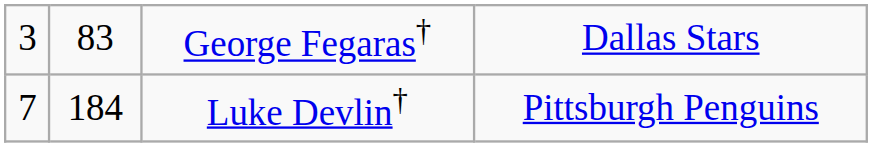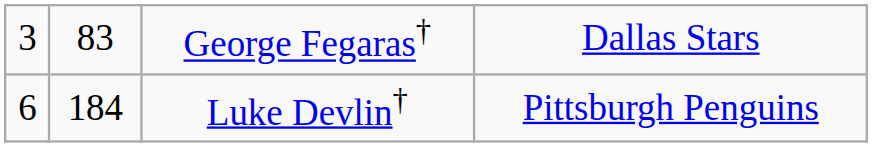(27, 107) 7 -> (27, 107) 6
